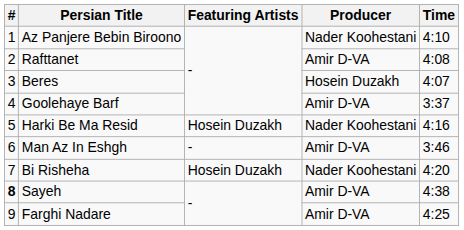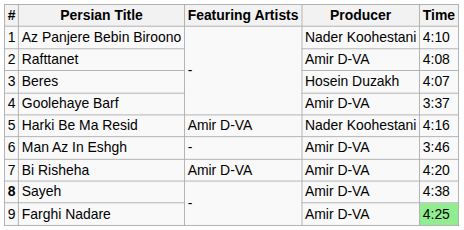(235, 125) Hosein Duzakh -> (220, 125) Amir D-VA
(235, 170) Hosein Duzakh -> (220, 170) Amir D-VA
(361, 170) Nader Koohestani -> (337, 170) Amir D-VA
(436, 214) no background -> (436, 214) lightgreen background
